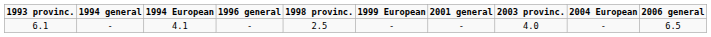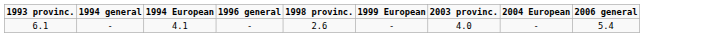- column: (461, 11)
(319, 26) 2.5 -> (319, 26) 2.6
(673, 26) 6.5 -> (606, 26) 5.4
